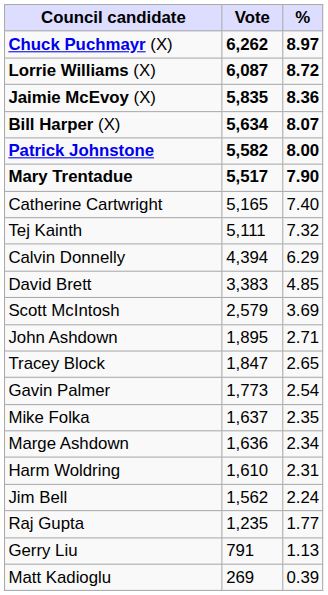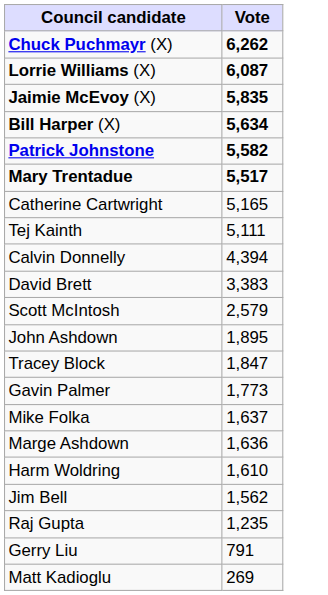- column: (303, 17)
